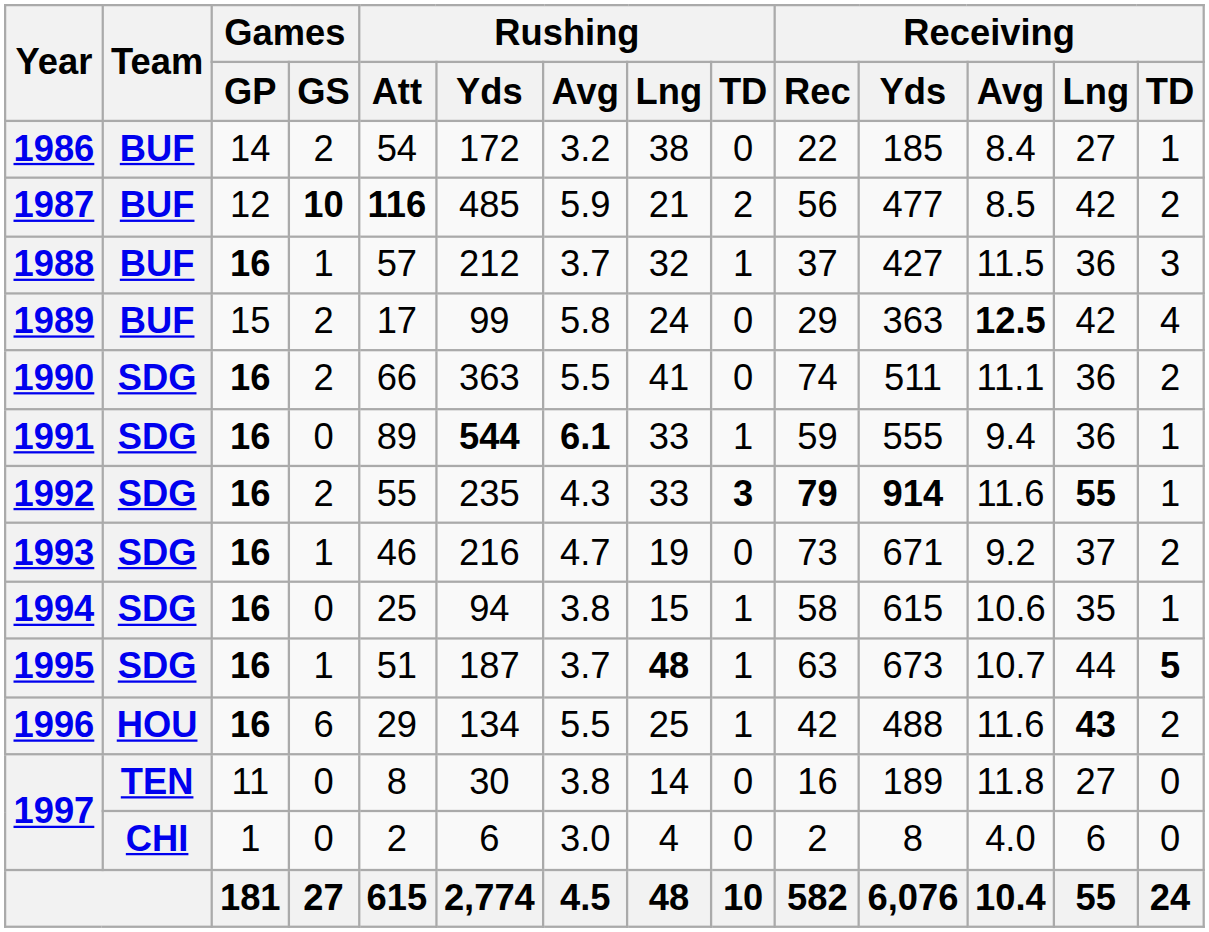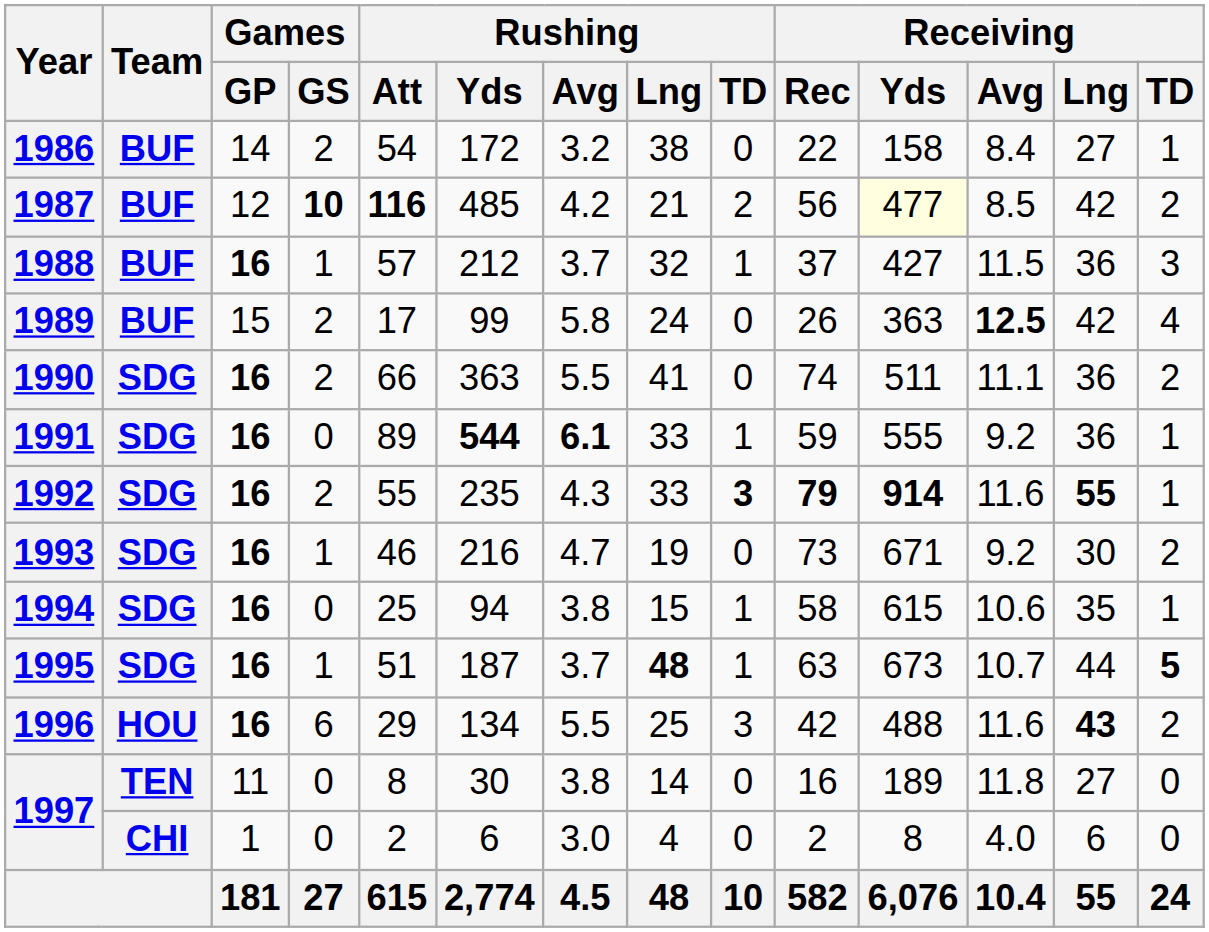(913, 148) 185 -> (913, 148) 158
(585, 206) 5.9 -> (585, 206) 4.2
(913, 206) no background -> (913, 206) lightyellow background
(817, 321) 29 -> (817, 321) 26
(1010, 436) 9.4 -> (1010, 436) 9.2
(1096, 551) 37 -> (1096, 551) 30
(743, 724) 1 -> (743, 724) 3
